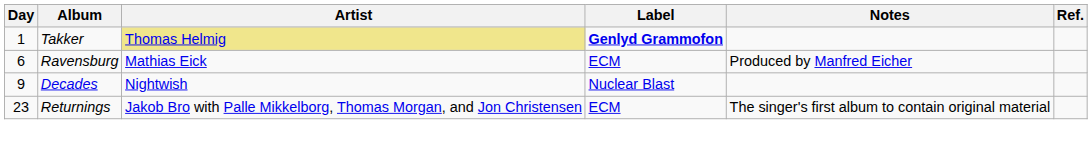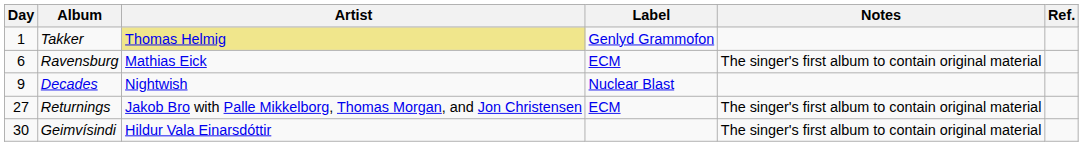(656, 38) bold -> (651, 38) normal
(821, 61) Produced by Manfred Eicher -> (881, 61) The singer's first album to contain original material
(21, 107) 23 -> (21, 107) 27
+ row: (78, 130)
